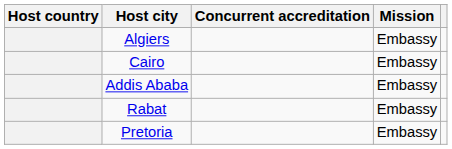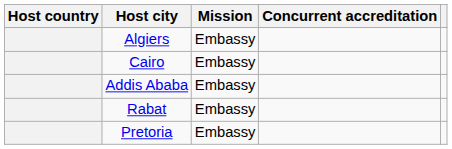columns swapped: (407, 16) <-> (282, 16)
